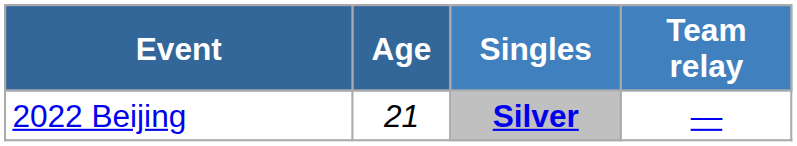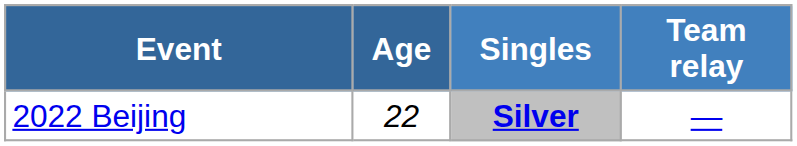(401, 116) 21 -> (401, 116) 22
